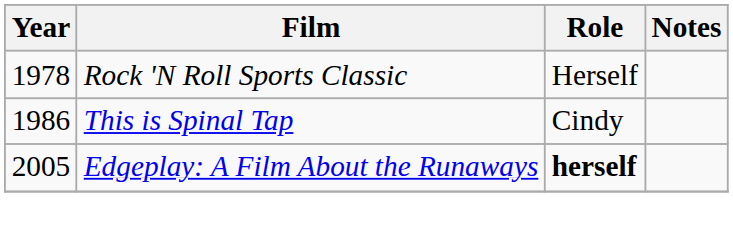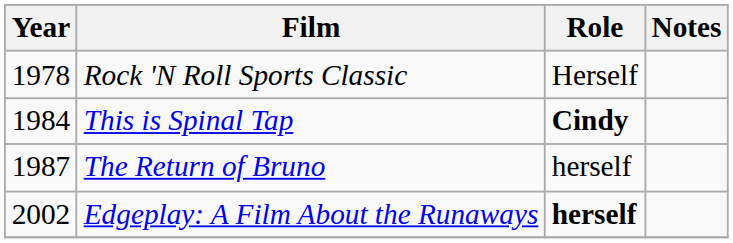(41, 120) 1986 -> (41, 120) 1984
(588, 120) normal -> (590, 120) bold
+ row: (204, 167)
(41, 167) 2005 -> (41, 213) 2002
